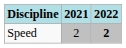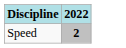- column: (76, 14)
